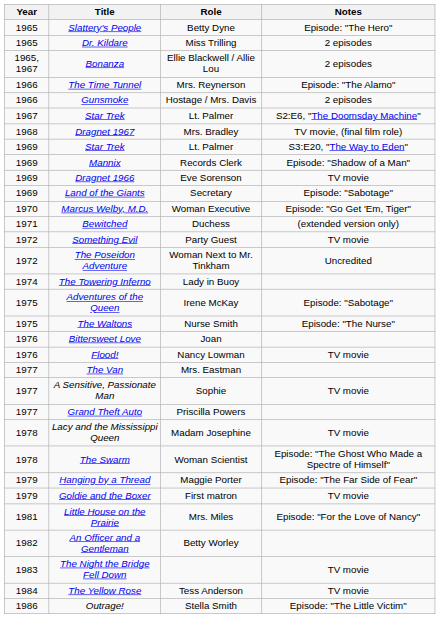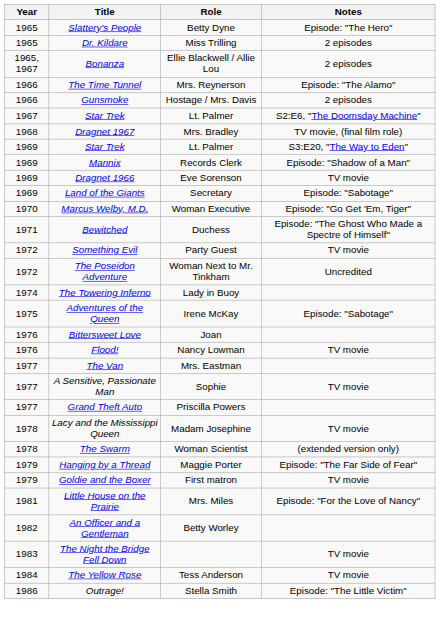(348, 224) (extended version only) -> (348, 229) Episode: "The Ghost Who Made a Spectre of Himself"
- row: (27, 323)
(348, 459) Episode: "The Ghost Who Made a Spectre of Himself" -> (348, 449) (extended version only)
